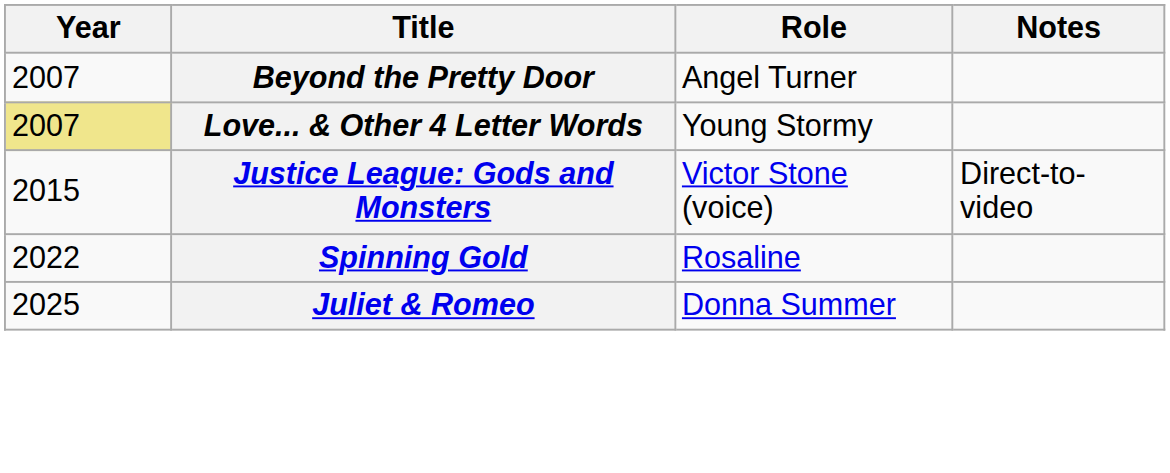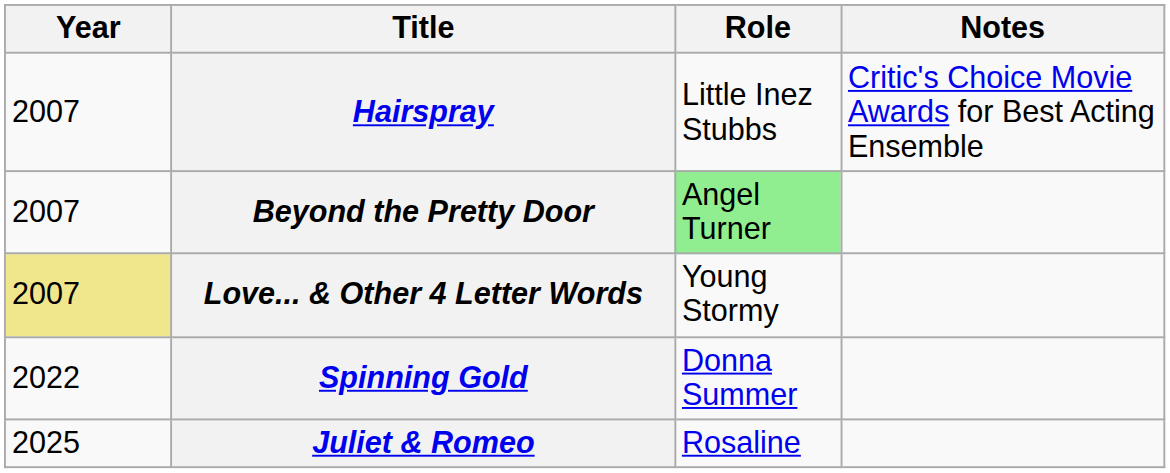+ row: (423, 111)
(769, 77) no background -> (726, 211) lightgreen background
- row: (423, 191)
(741, 256) Rosaline -> (740, 377) Donna Summer
(789, 305) Donna Summer -> (741, 442) Rosaline
